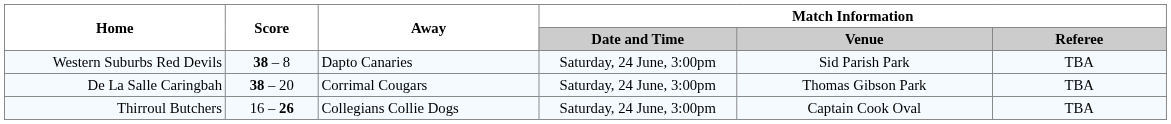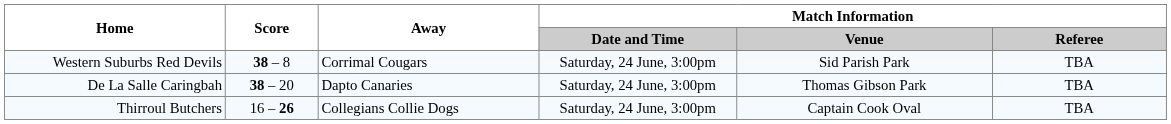(367, 62) Dapto Canaries -> (374, 62) Corrimal Cougars
(374, 84) Corrimal Cougars -> (367, 84) Dapto Canaries
